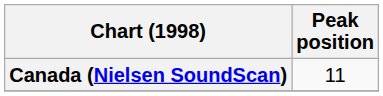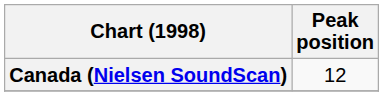(335, 74) 11 -> (335, 74) 12
